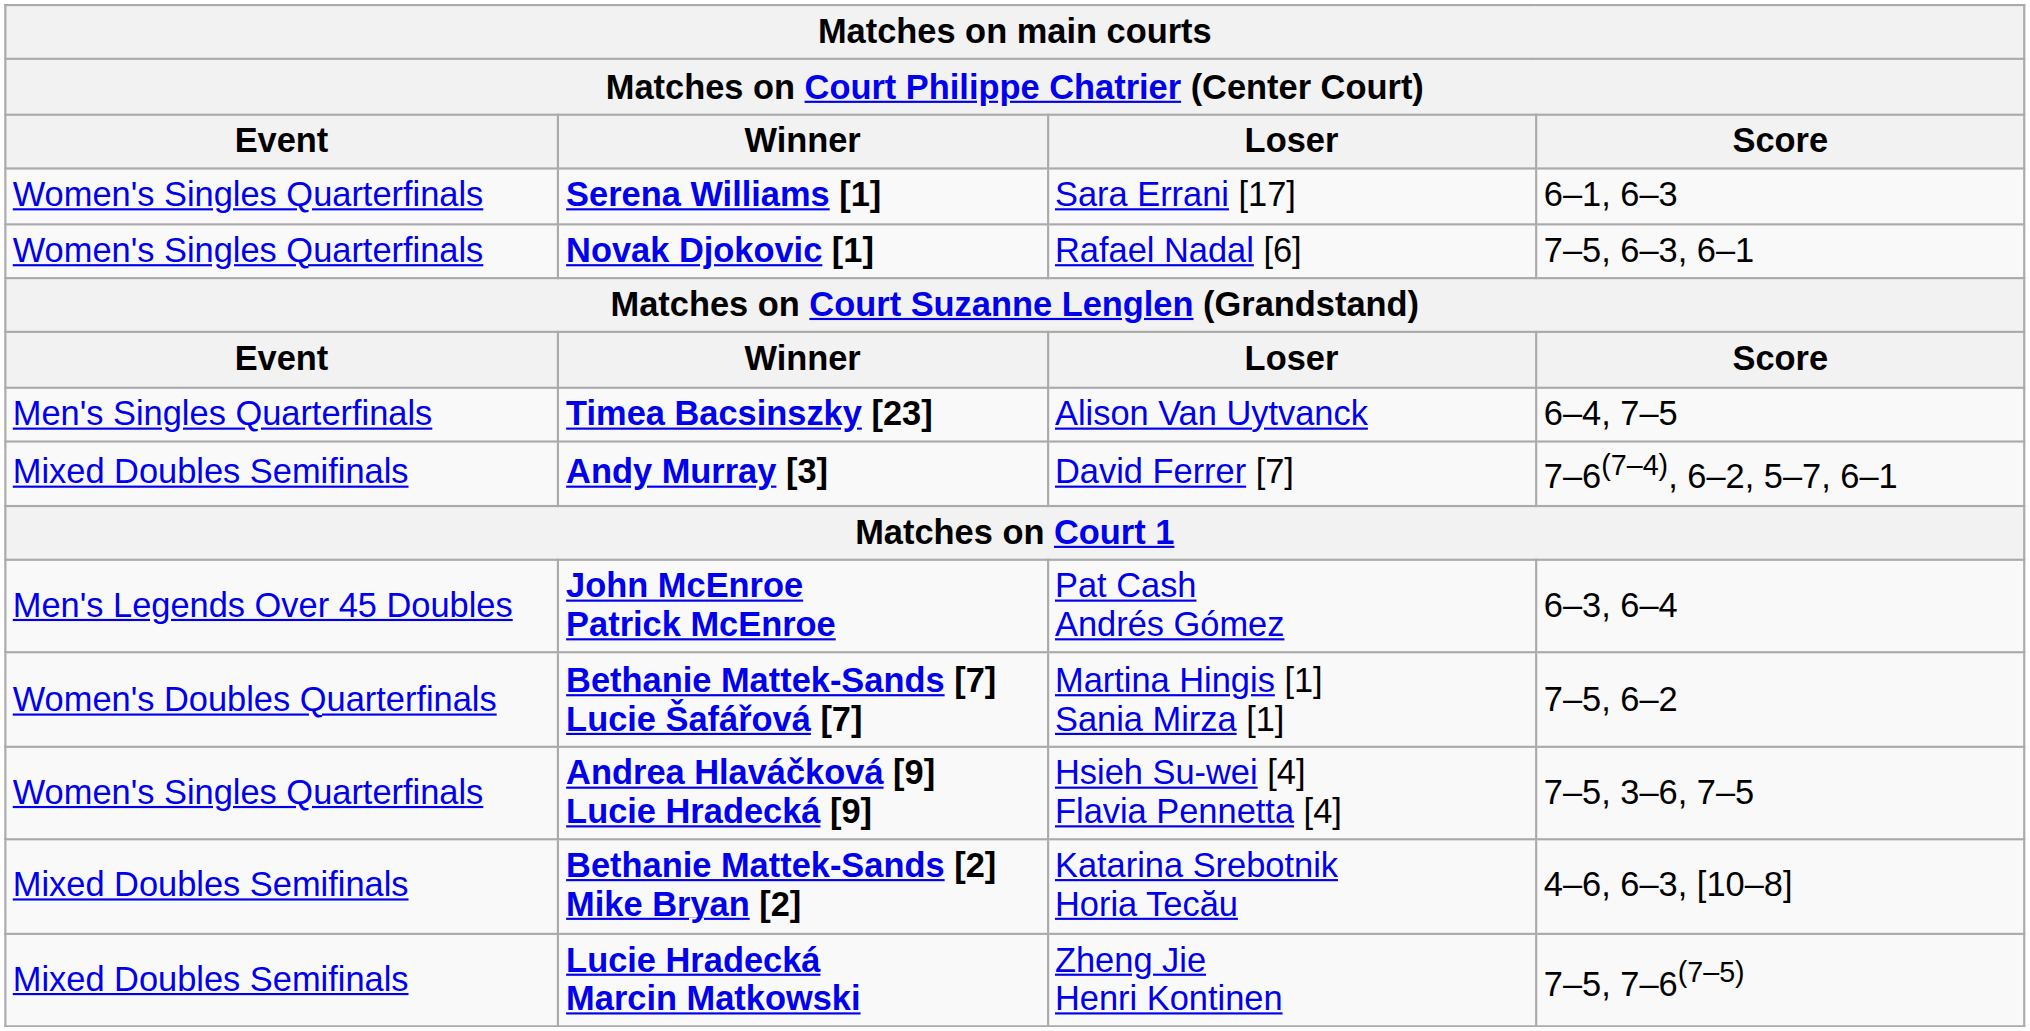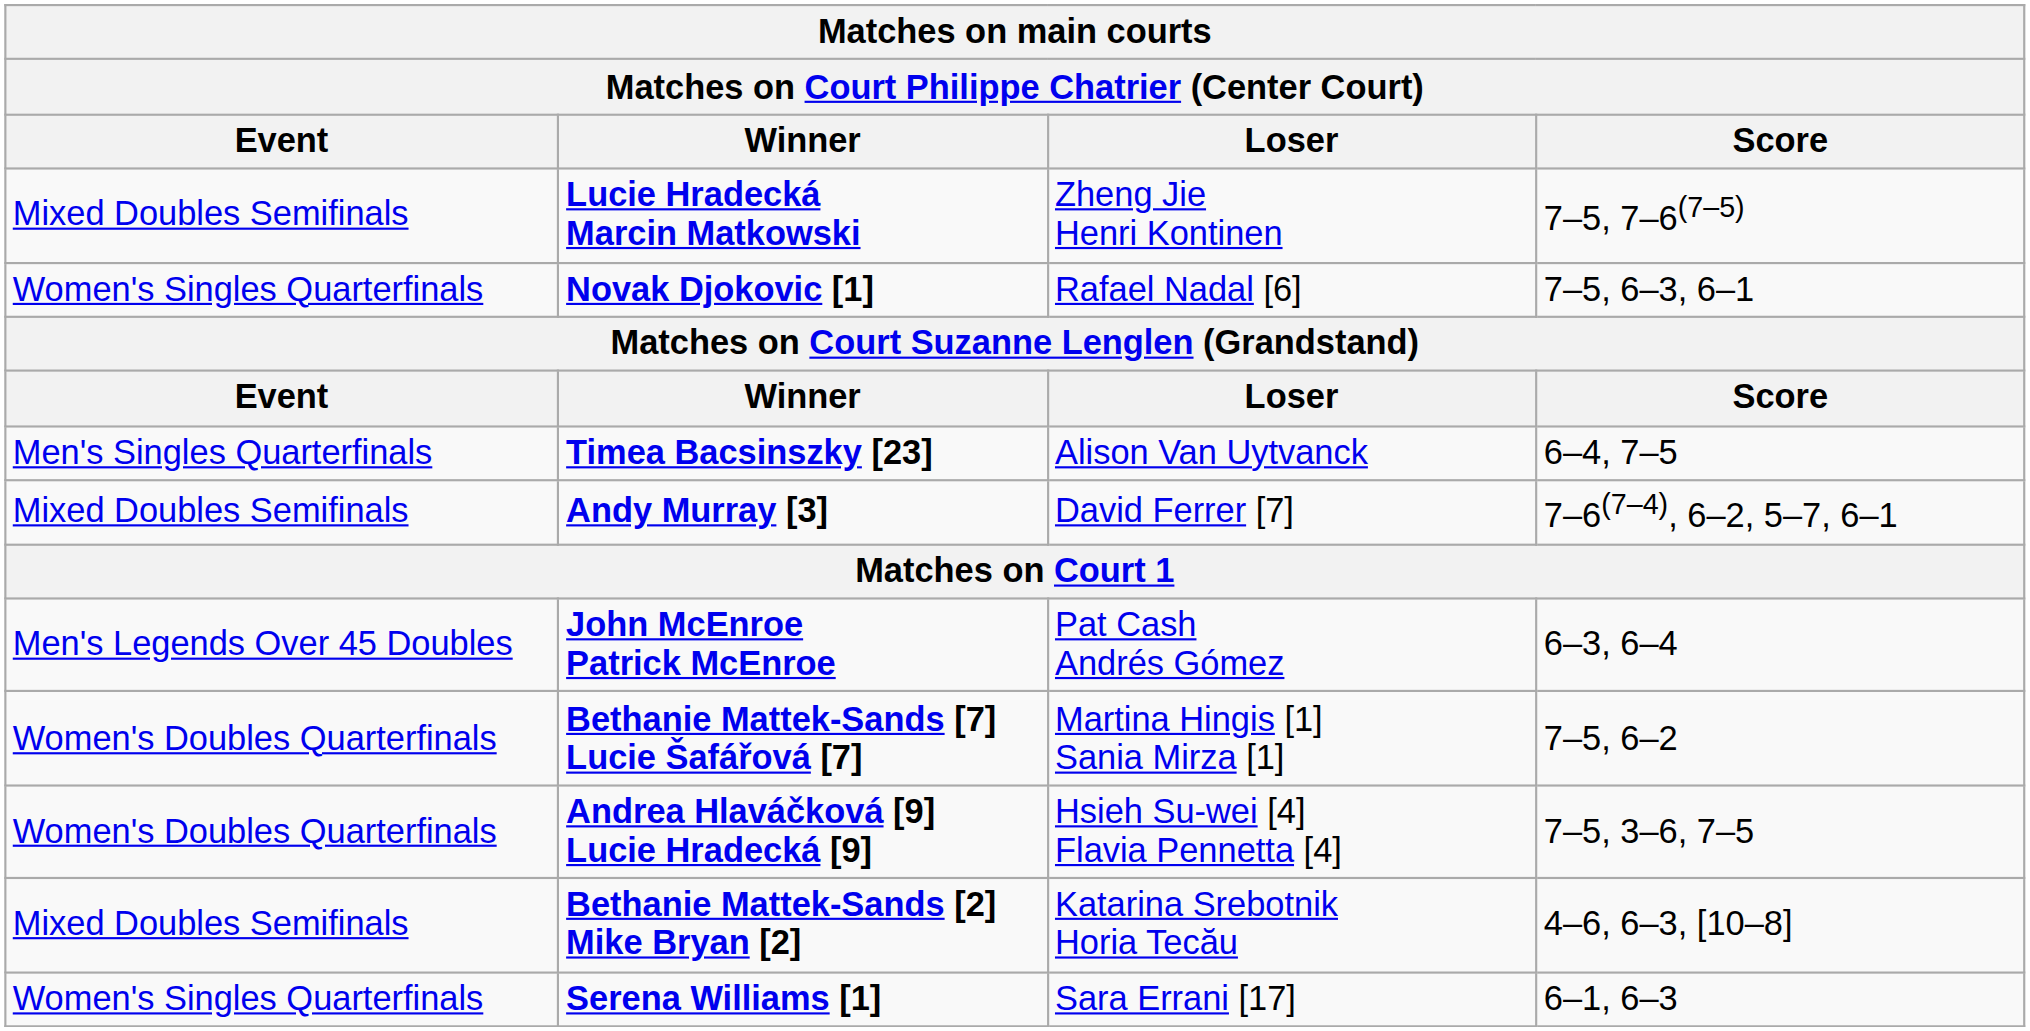rows swapped: (724, 195) <-> (713, 979)
(248, 792) Women's Singles Quarterfinals -> (255, 831) Women's Doubles Quarterfinals
